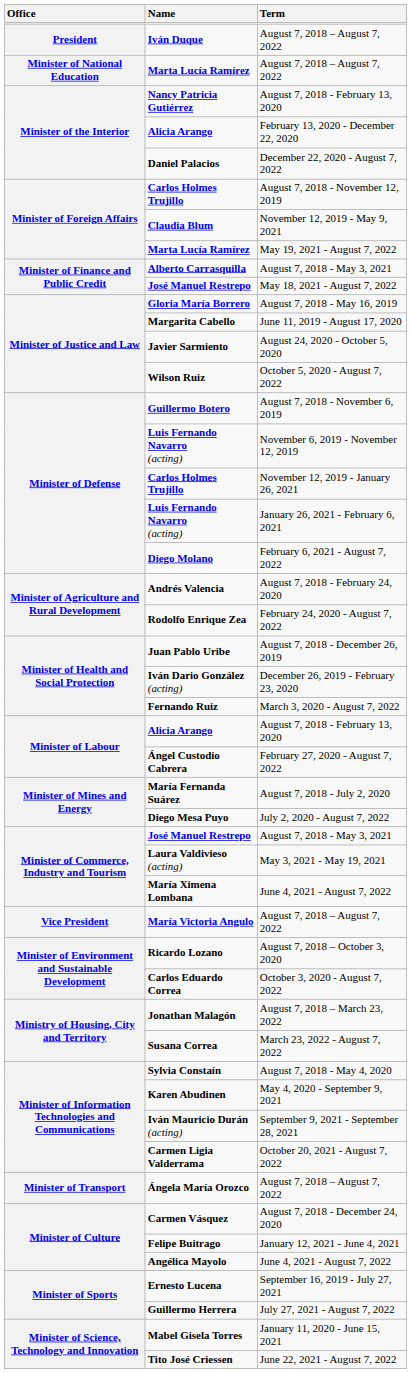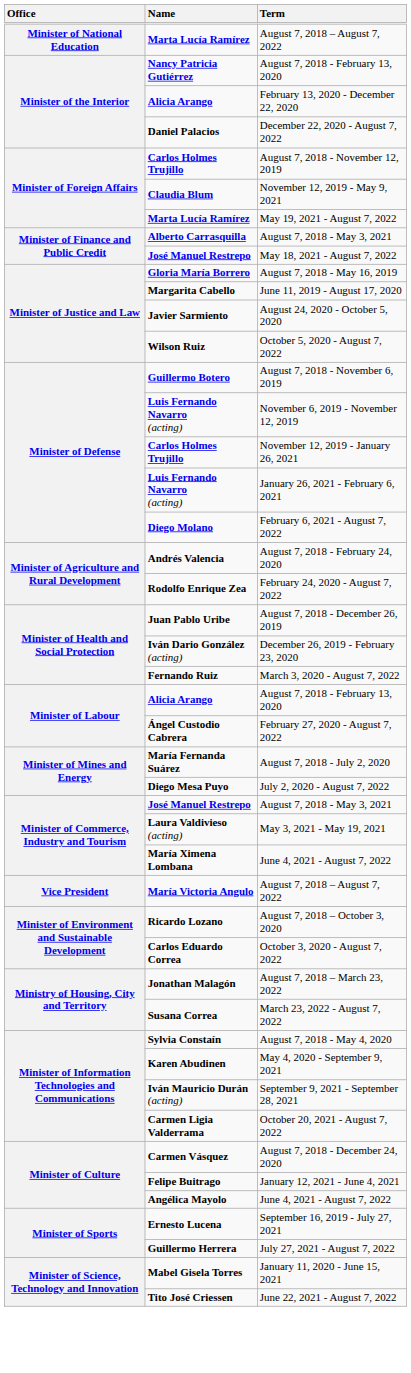- row: (175, 39)
- row: (198, 1188)
